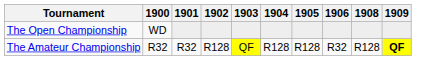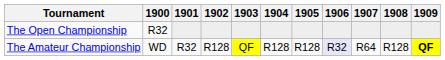+ column: (366, 13)
(158, 30) WD -> (158, 30) R32
(158, 47) R32 -> (158, 47) WD
(337, 47) no background -> (337, 47) lavender background
